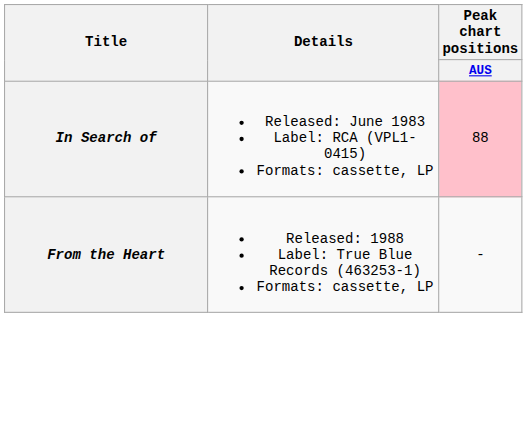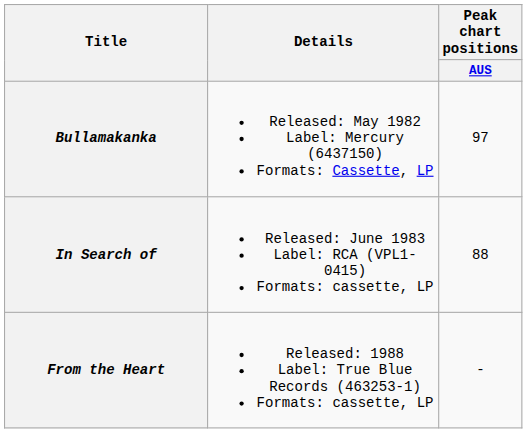+ row: (106, 139)
(480, 139) pink background -> (480, 255) no background
